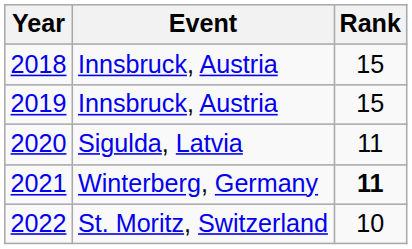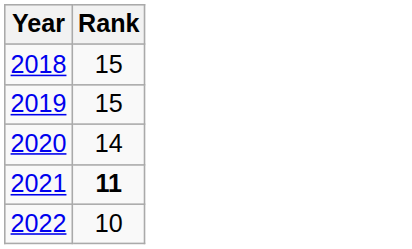- column: (203, 24)
(370, 143) 11 -> (109, 143) 14
